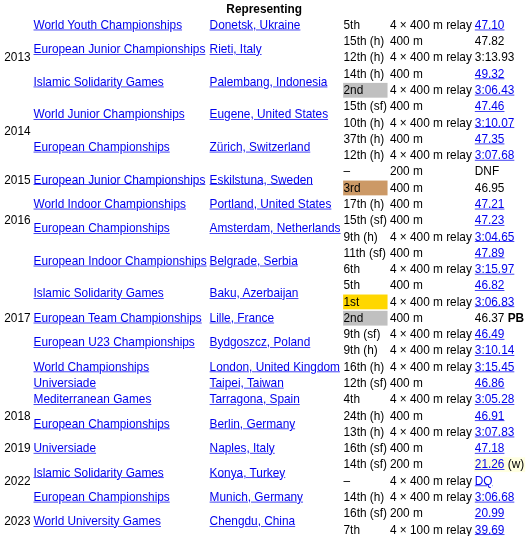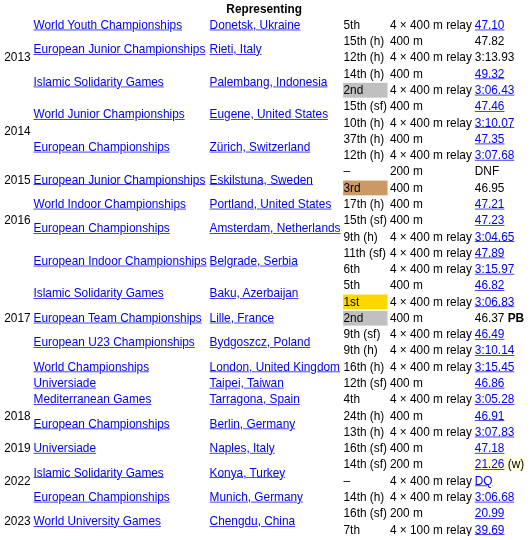(406, 253) 400 m -> (431, 253) 4 × 400 m relay
